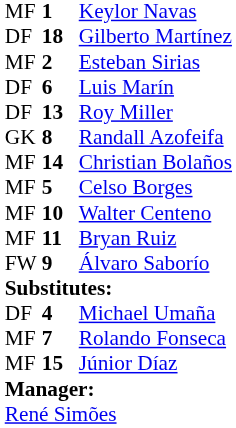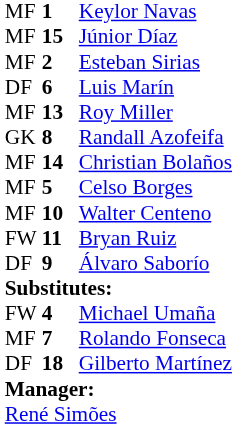rows swapped: (155, 36) <-> (128, 363)
(18, 111) DF -> (20, 111) MF
(20, 237) MF -> (21, 237) FW
(21, 262) FW -> (18, 262) DF
(18, 313) DF -> (21, 313) FW
